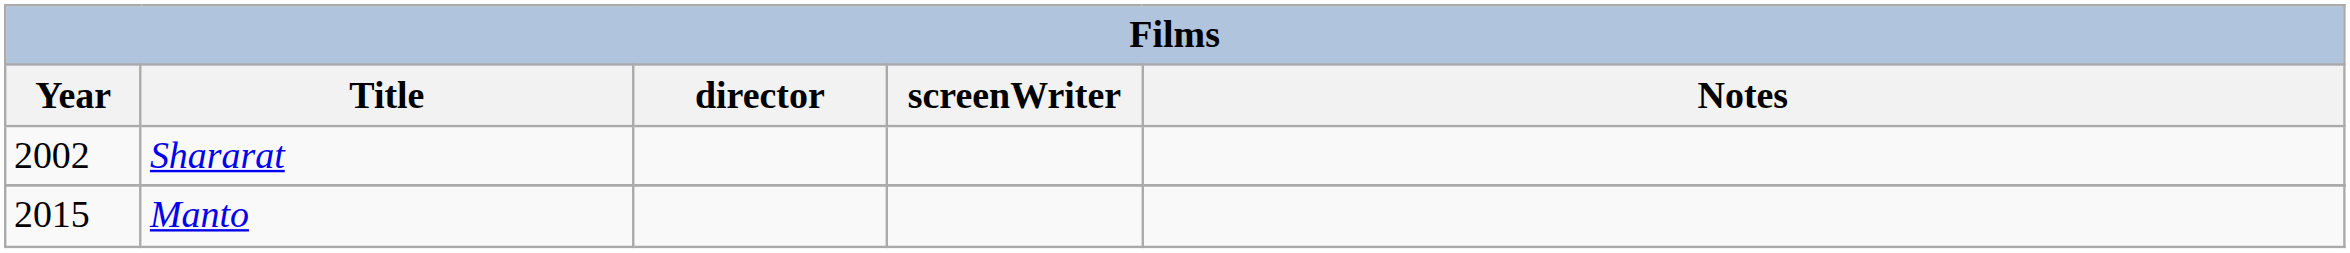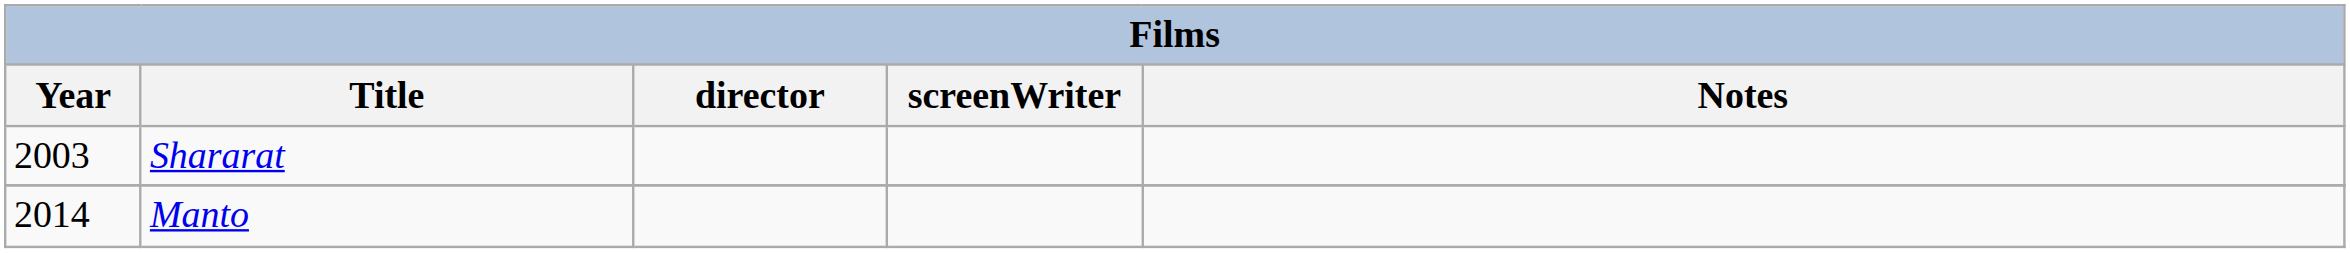(52, 154) 2002 -> (52, 154) 2003
(52, 214) 2015 -> (52, 214) 2014
